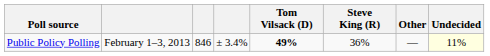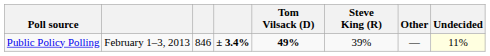(232, 42) normal -> (233, 42) bold
(360, 42) 36% -> (361, 42) 39%
